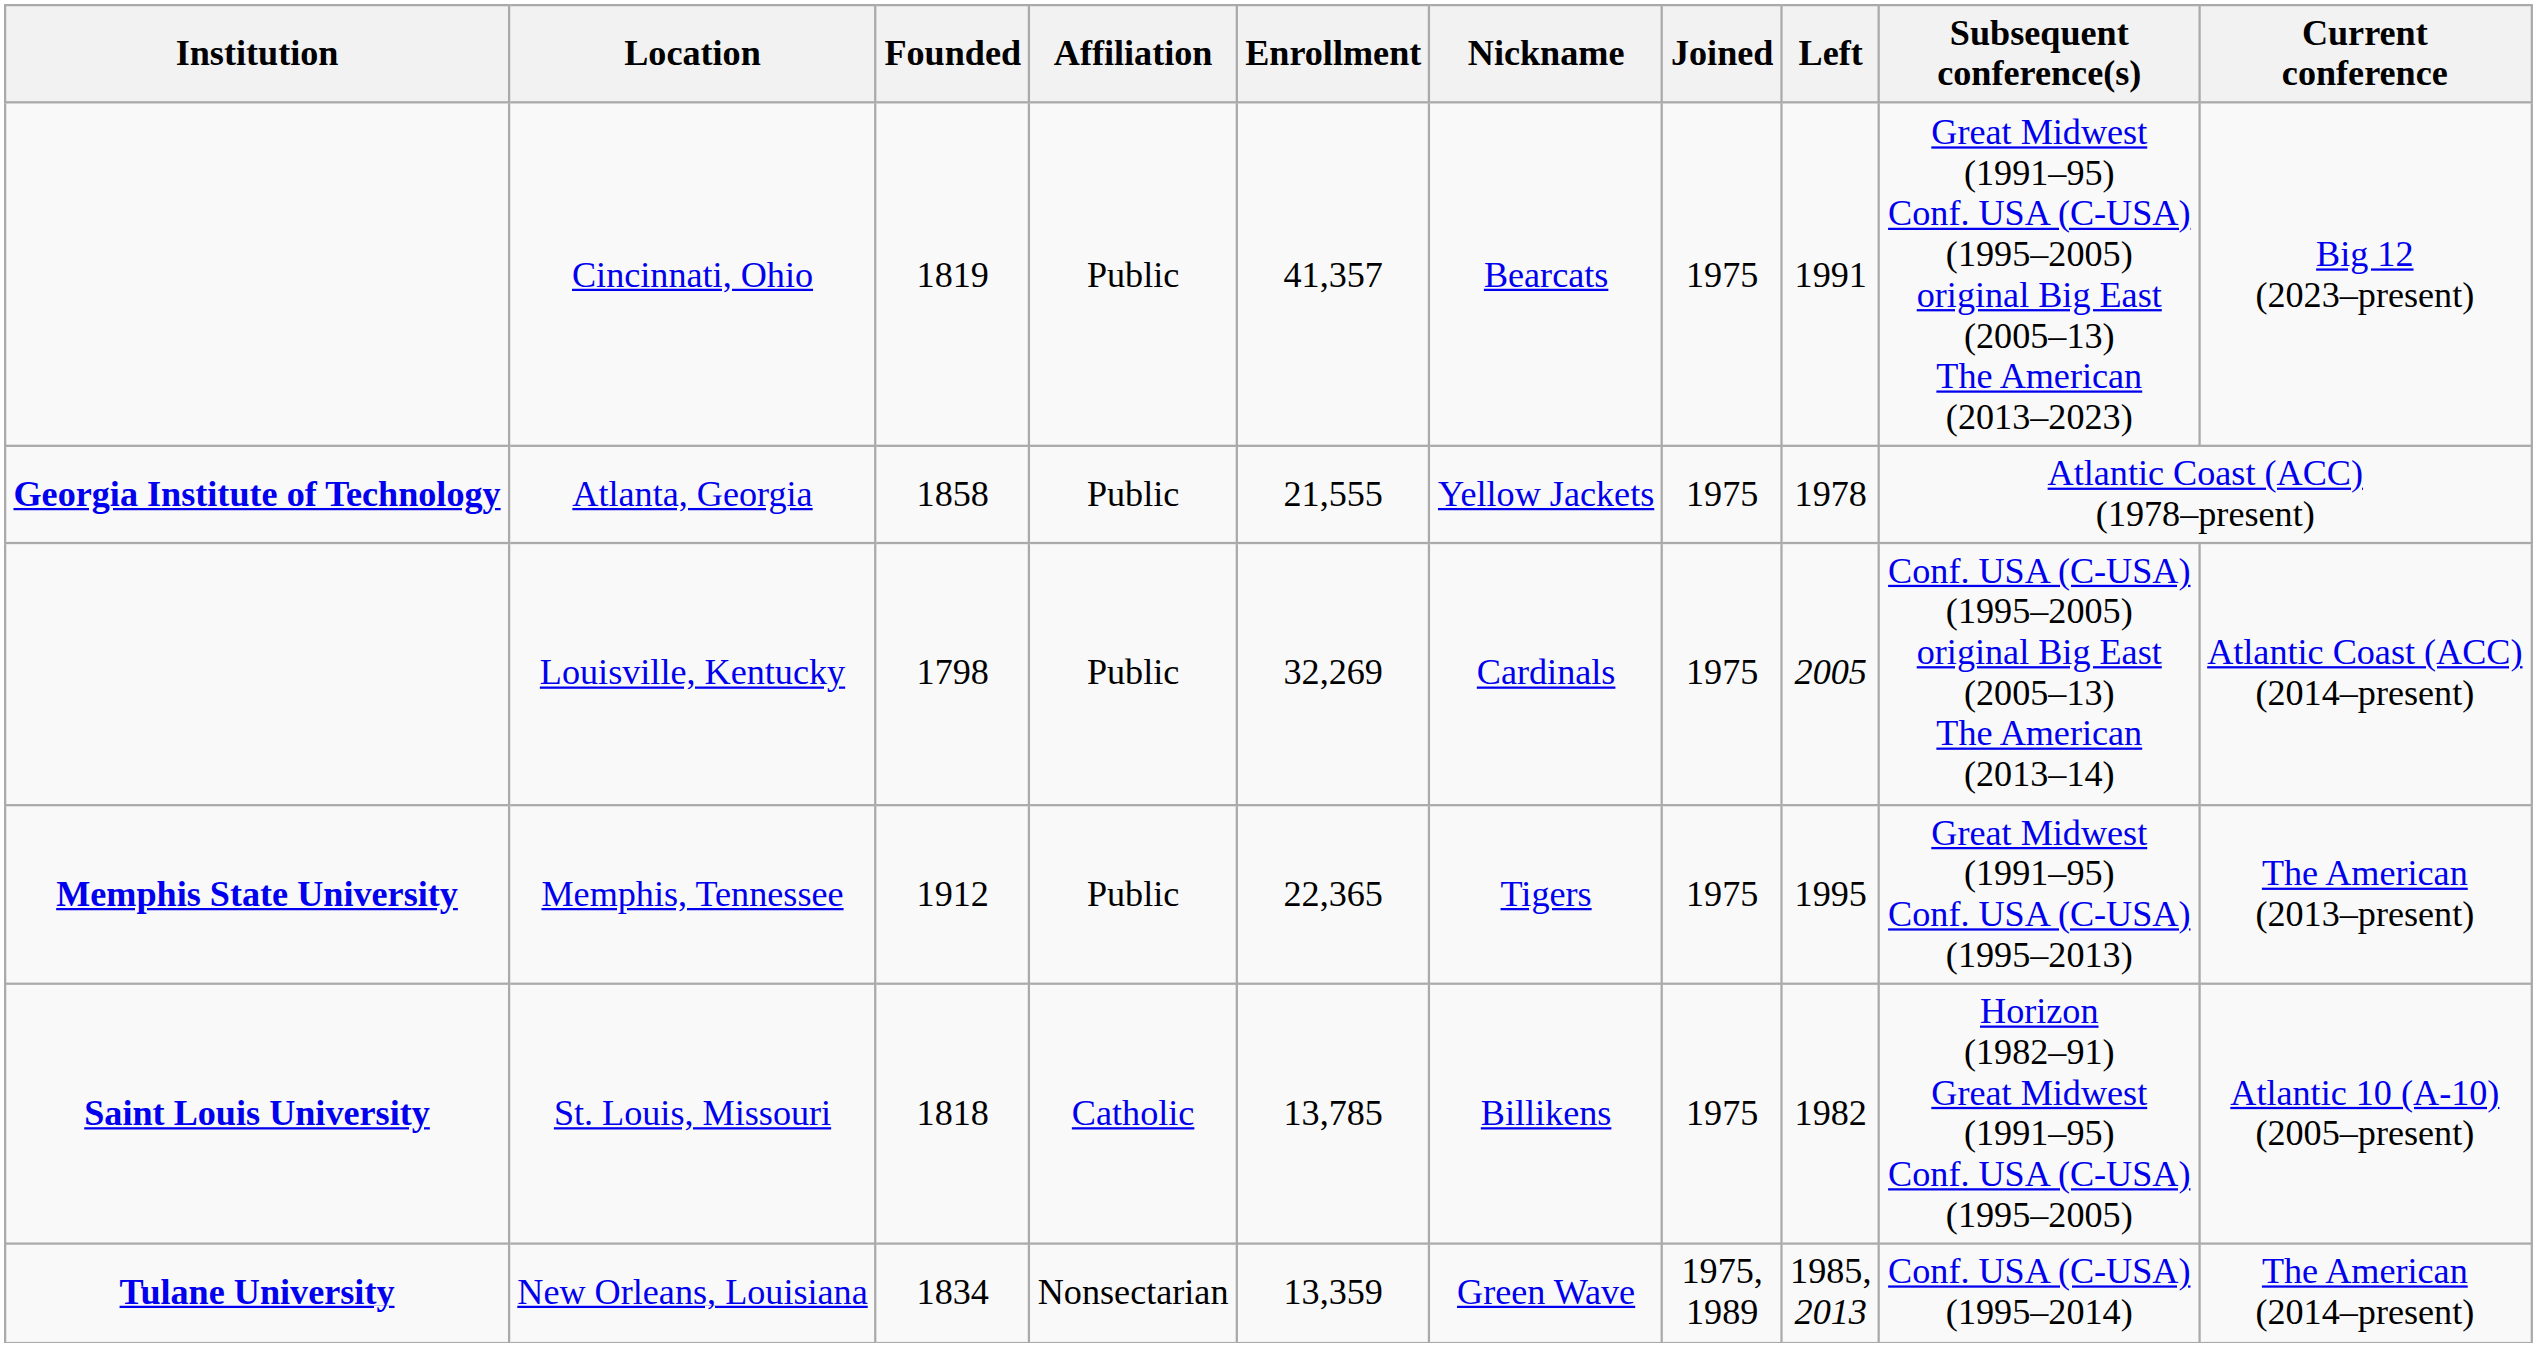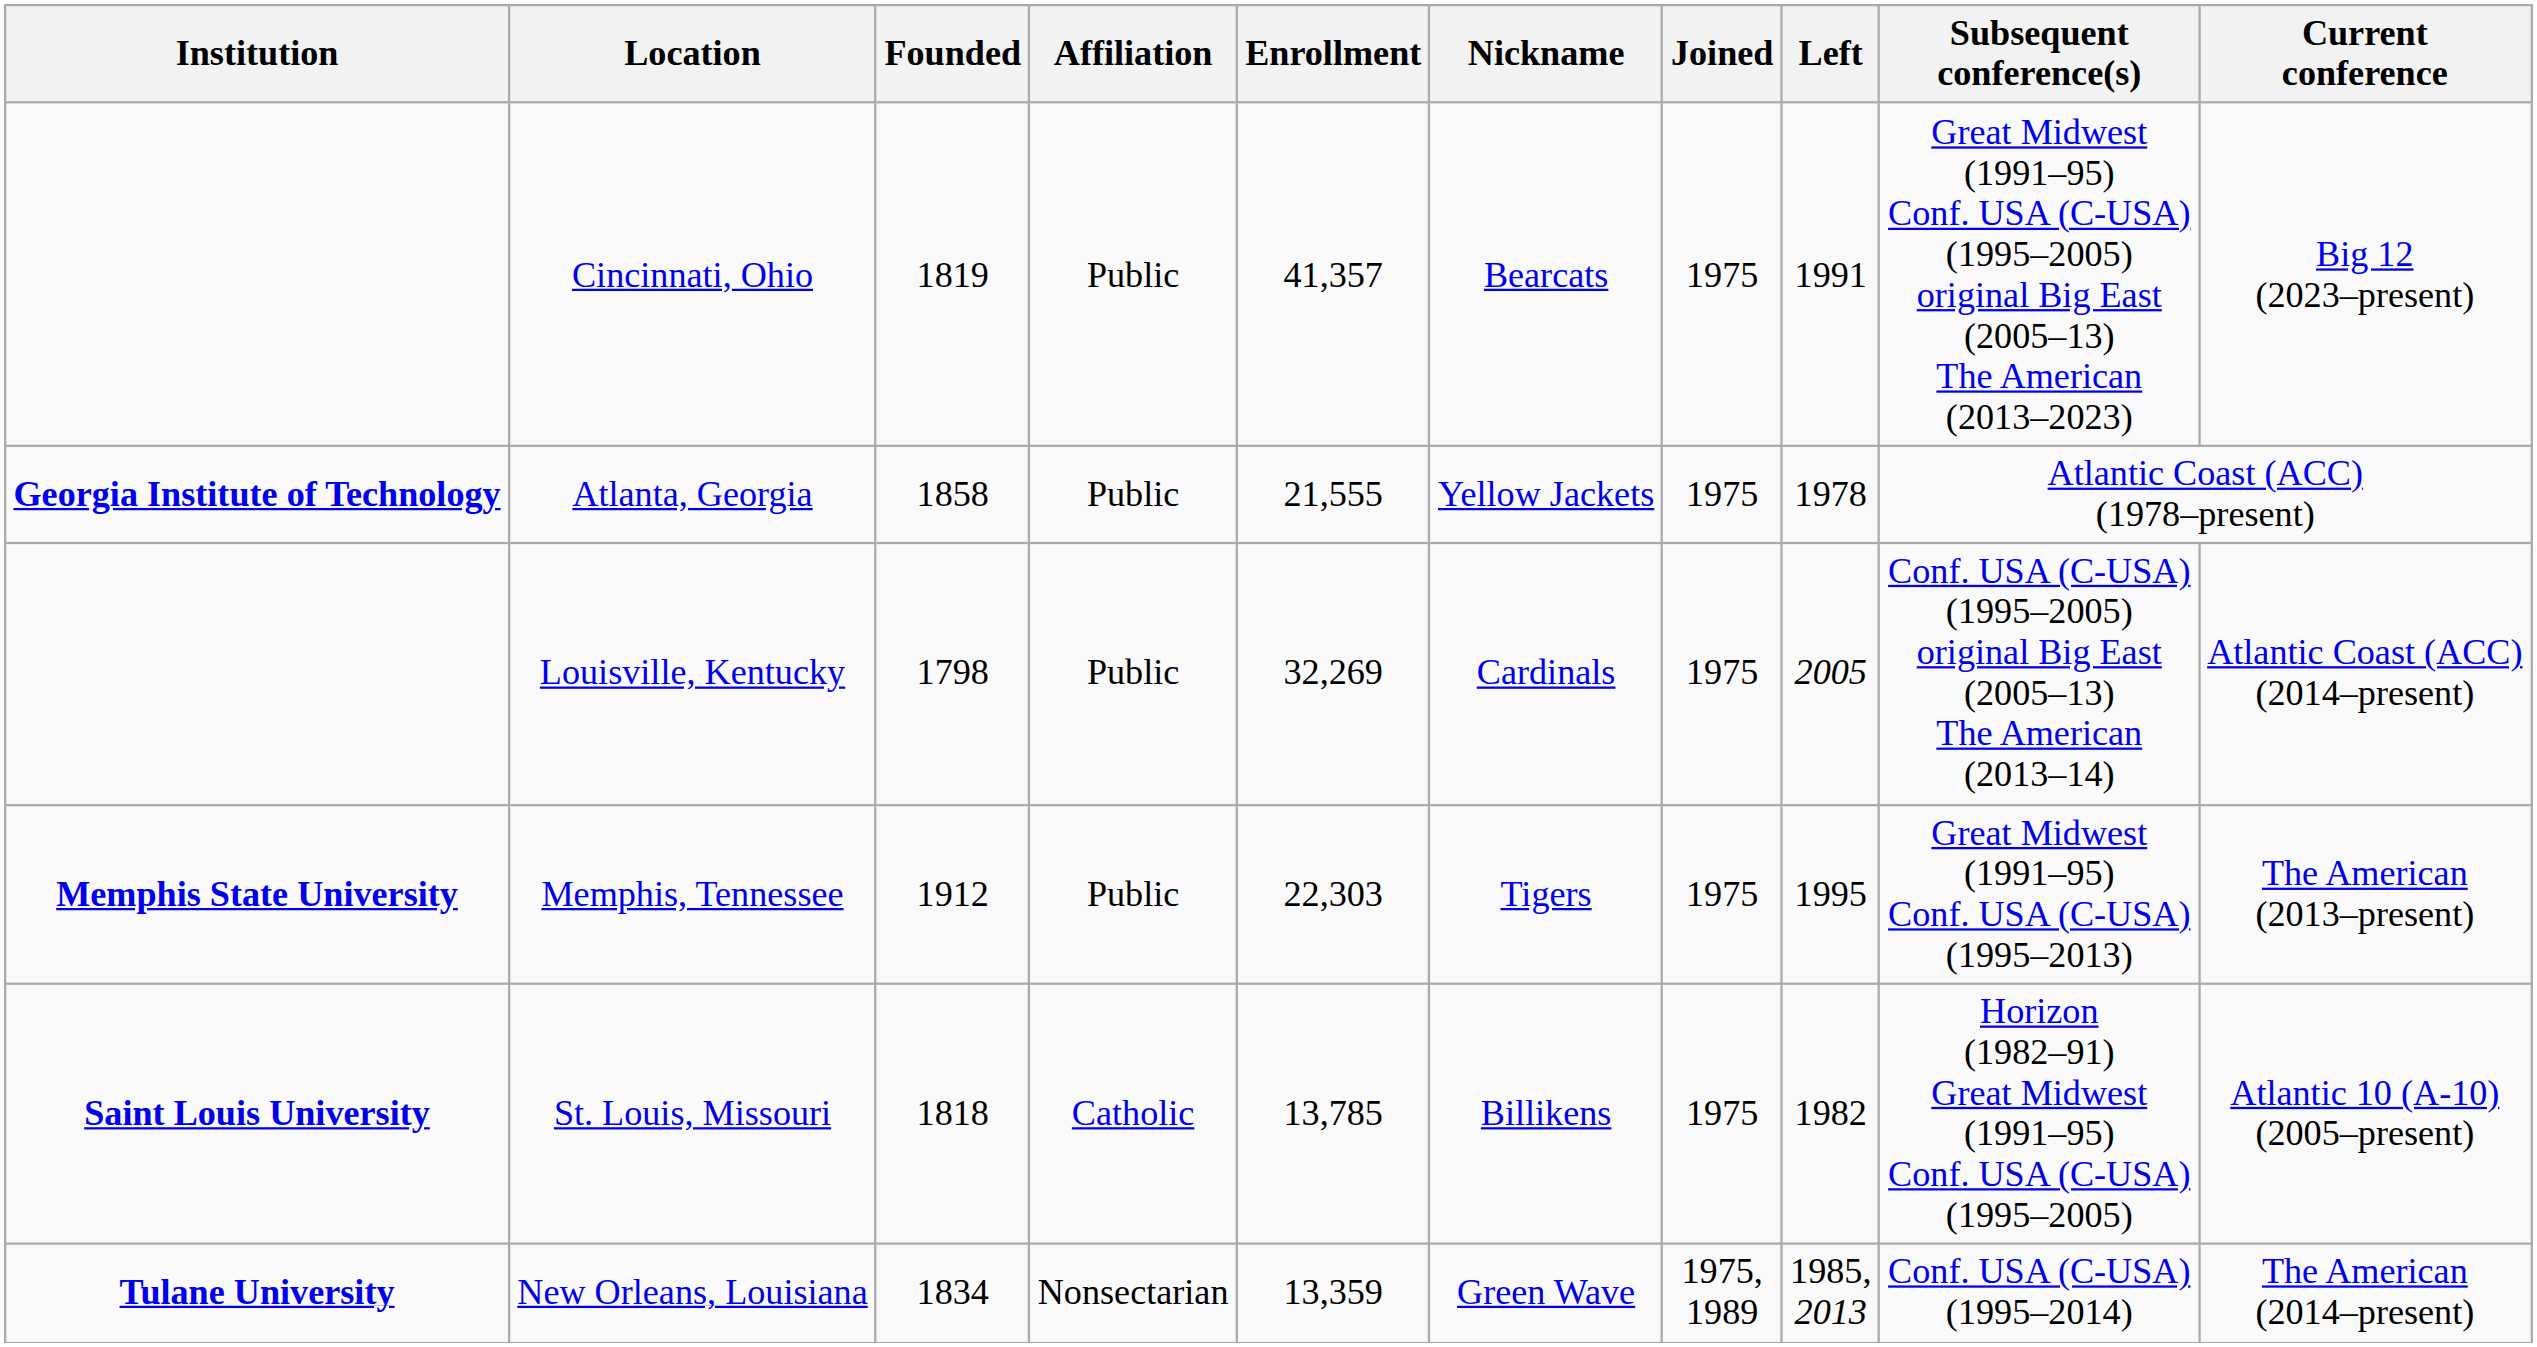(1333, 893) 22,365 -> (1333, 893) 22,303
